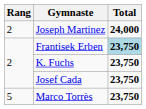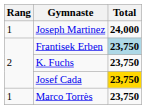(9, 29) 2 -> (9, 29) 1
(125, 79) no background -> (125, 79) gold background
(9, 96) 5 -> (9, 96) 1
